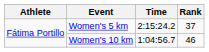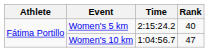(191, 26) 37 -> (191, 26) 40
(191, 41) 46 -> (191, 41) 47
